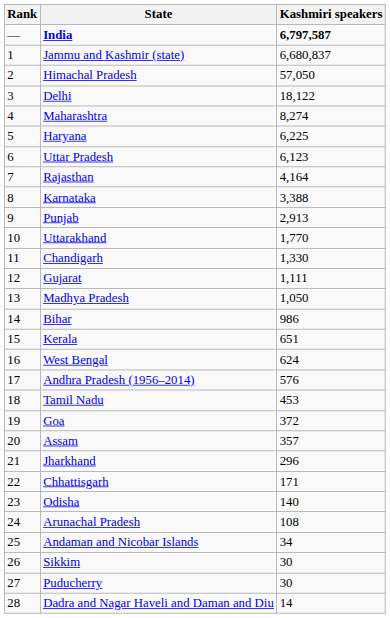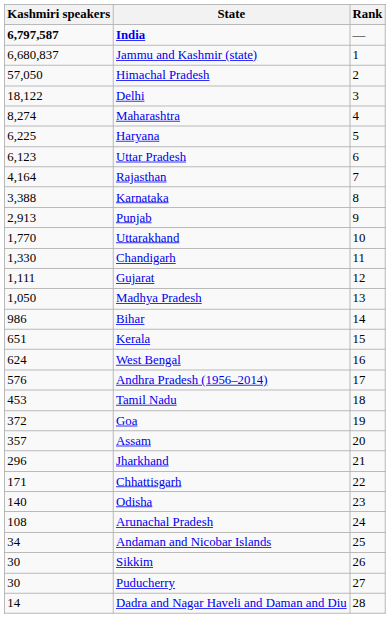columns swapped: (22, 14) <-> (331, 14)
